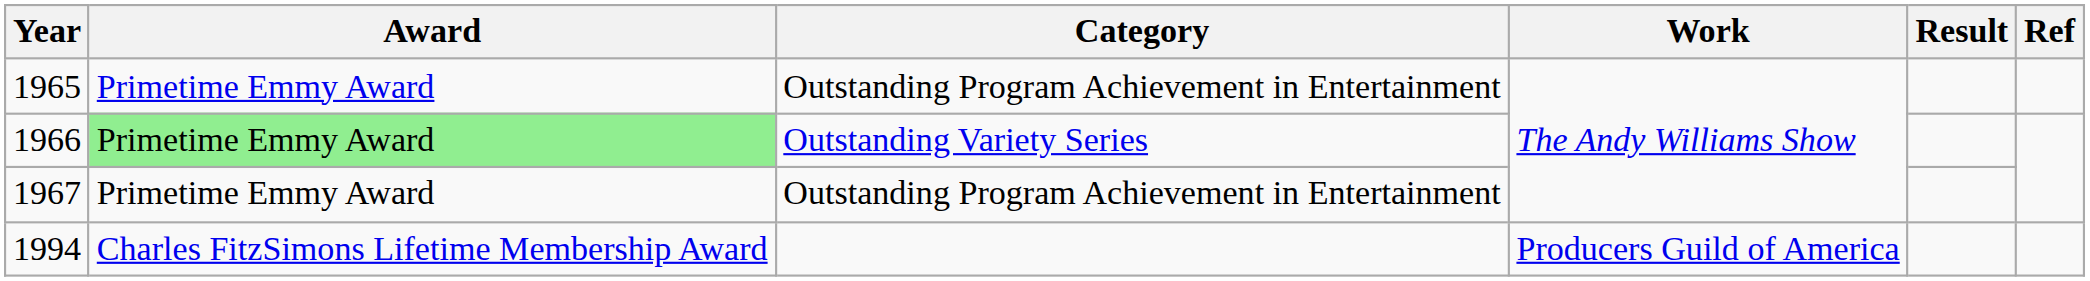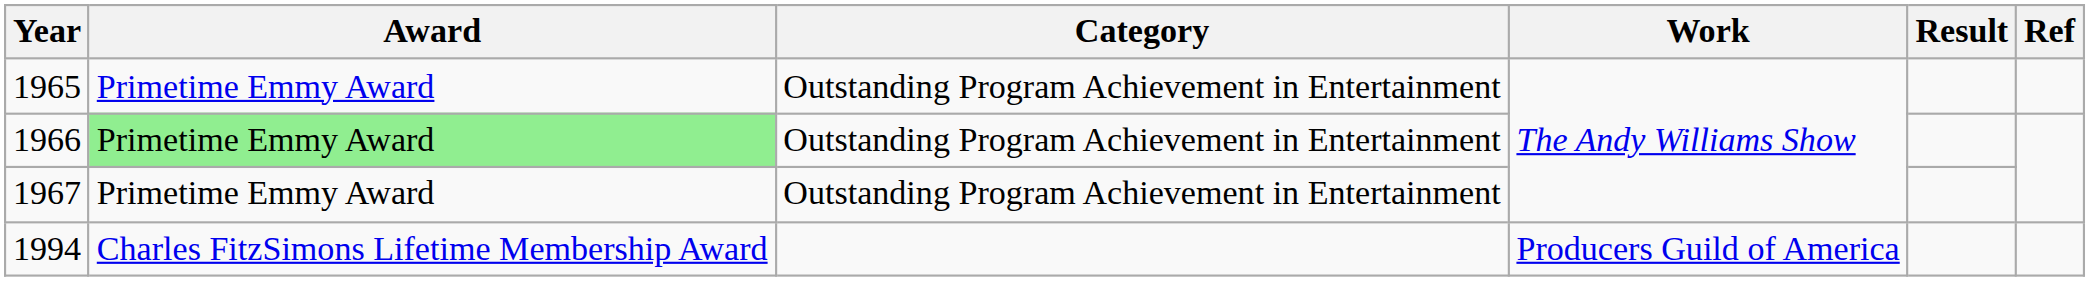(966, 139) Outstanding Variety Series -> (1142, 139) Outstanding Program Achievement in Entertainment
